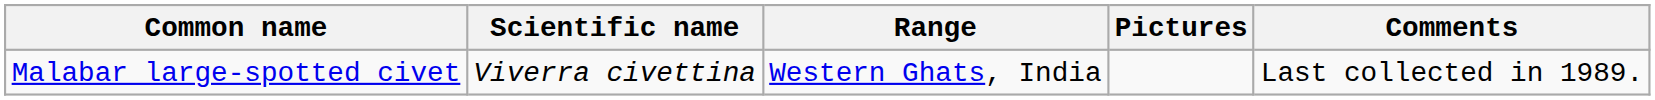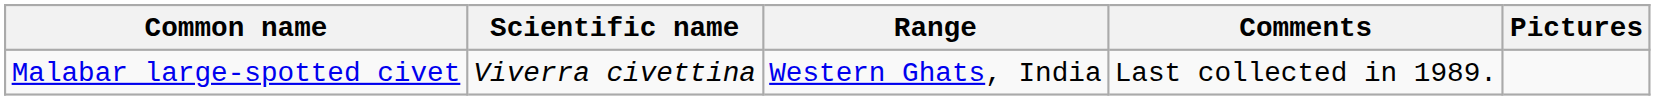columns swapped: (1452, 28) <-> (1181, 28)
